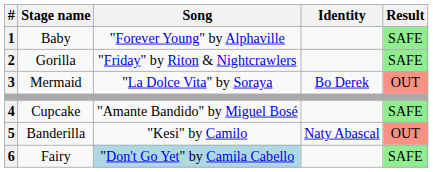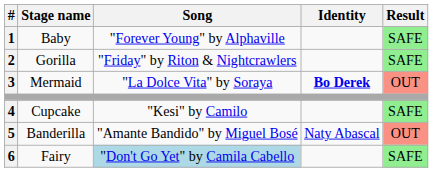(342, 82) normal -> (342, 82) bold
(197, 111) "Amante Bandido" by Miguel Bosé -> (197, 111) "Kesi" by Camilo
(197, 133) "Kesi" by Camilo -> (197, 133) "Amante Bandido" by Miguel Bosé
